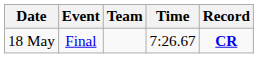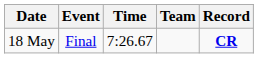columns swapped: (125, 16) <-> (173, 16)
